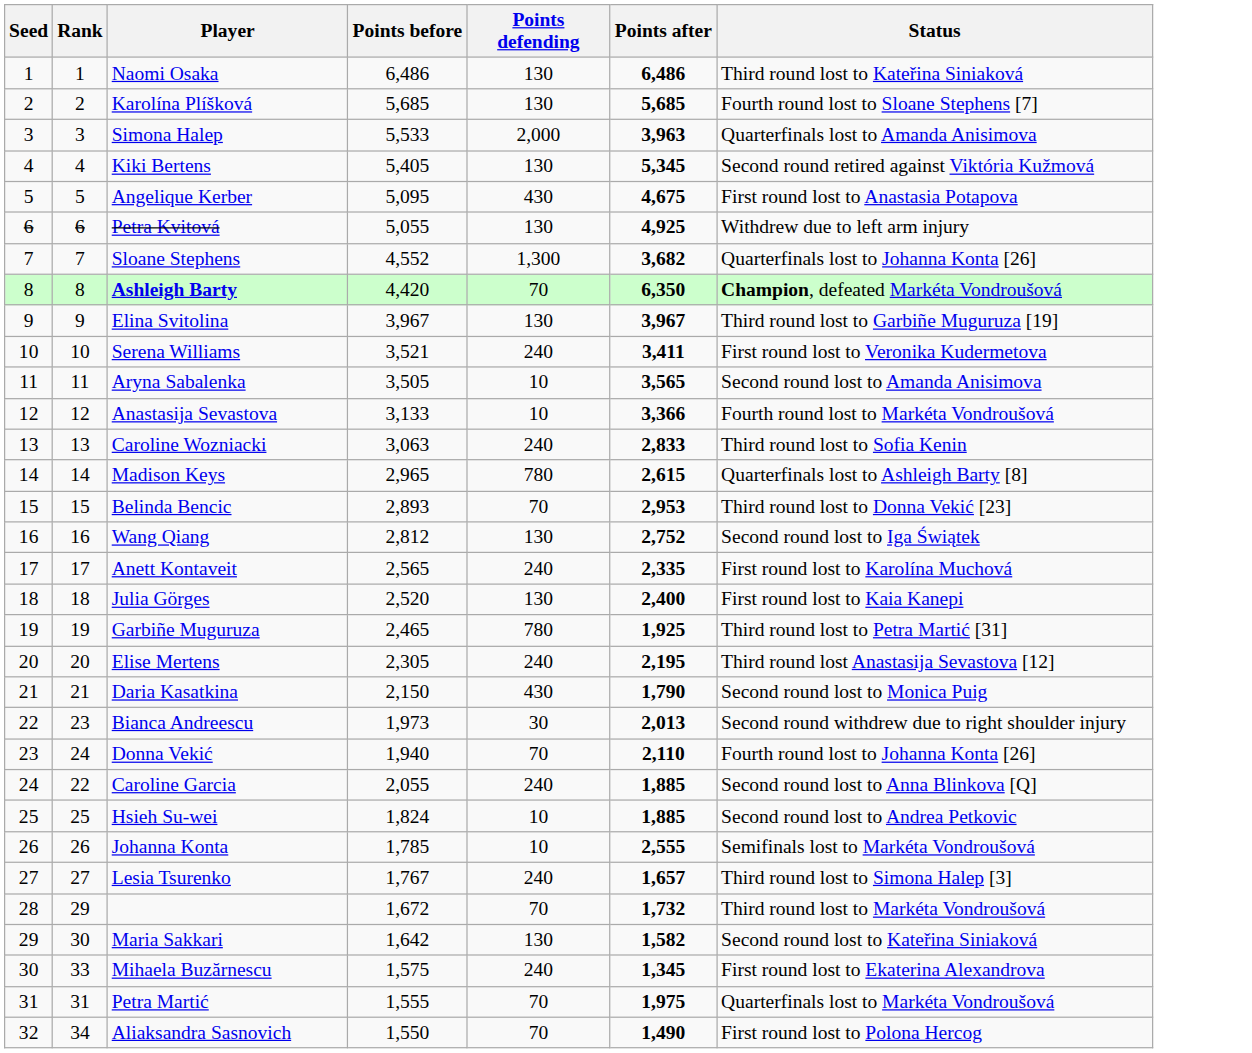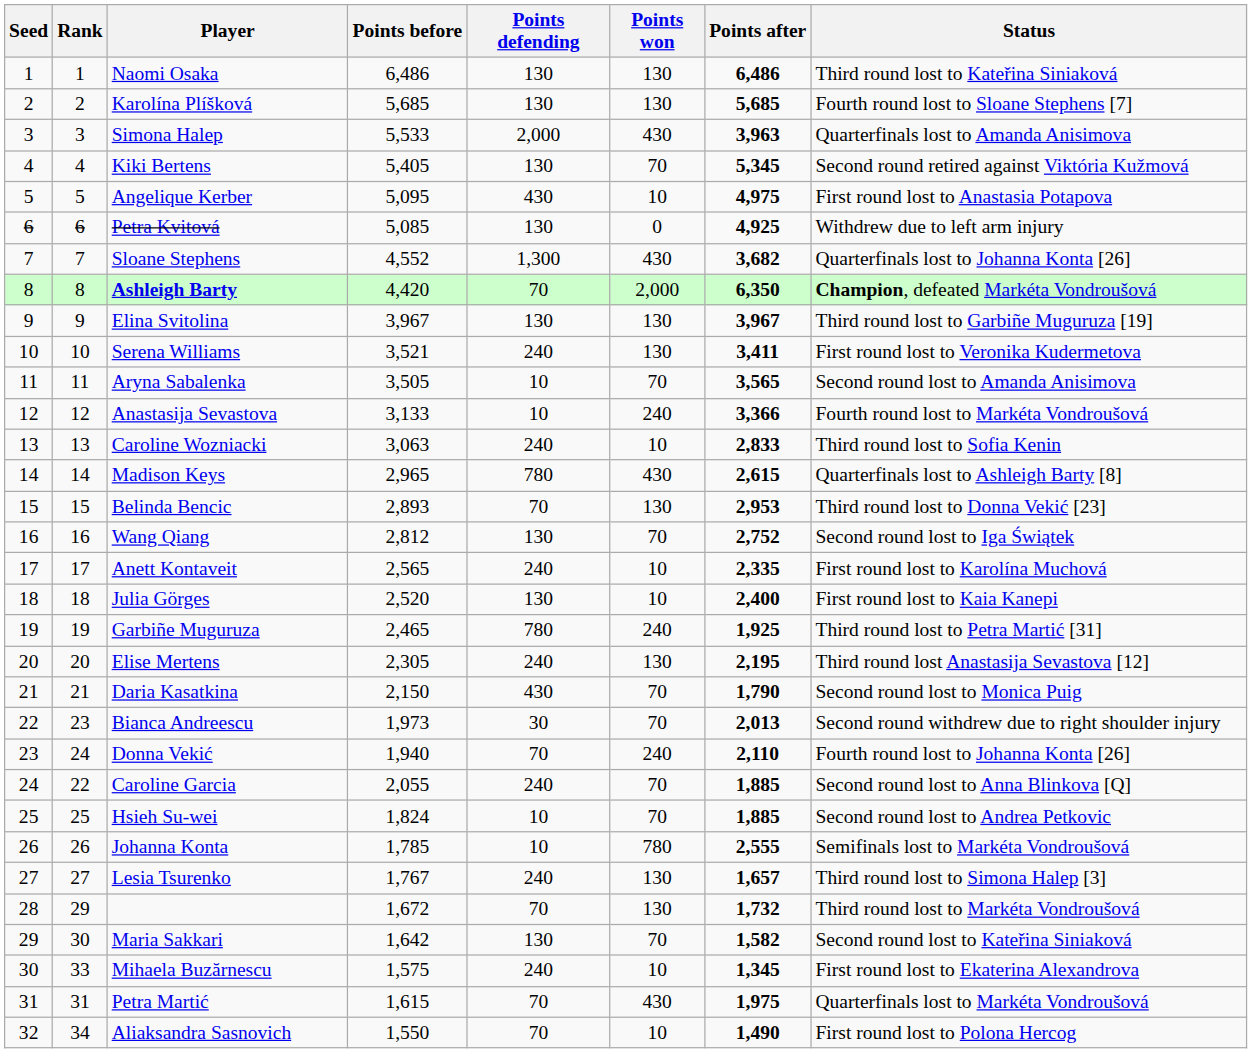+ column: (657, 30)
(663, 196) 4,675 -> (758, 196) 4,975
(407, 227) 5,055 -> (407, 227) 5,085
(407, 1001) 1,555 -> (407, 1001) 1,615
